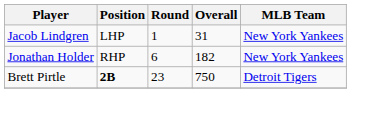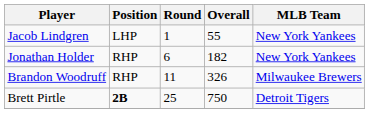(202, 35) 31 -> (214, 35) 55
+ row: (57, 77)
(158, 77) 23 -> (170, 98) 25
